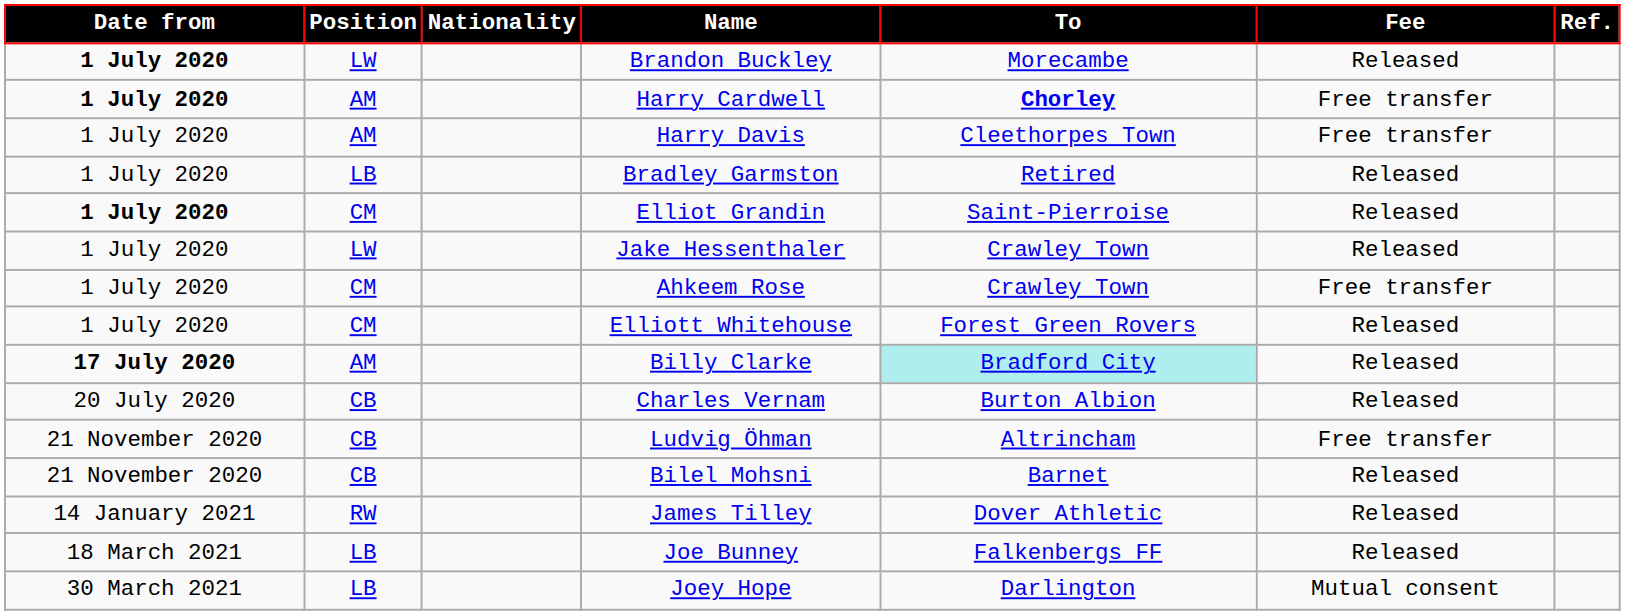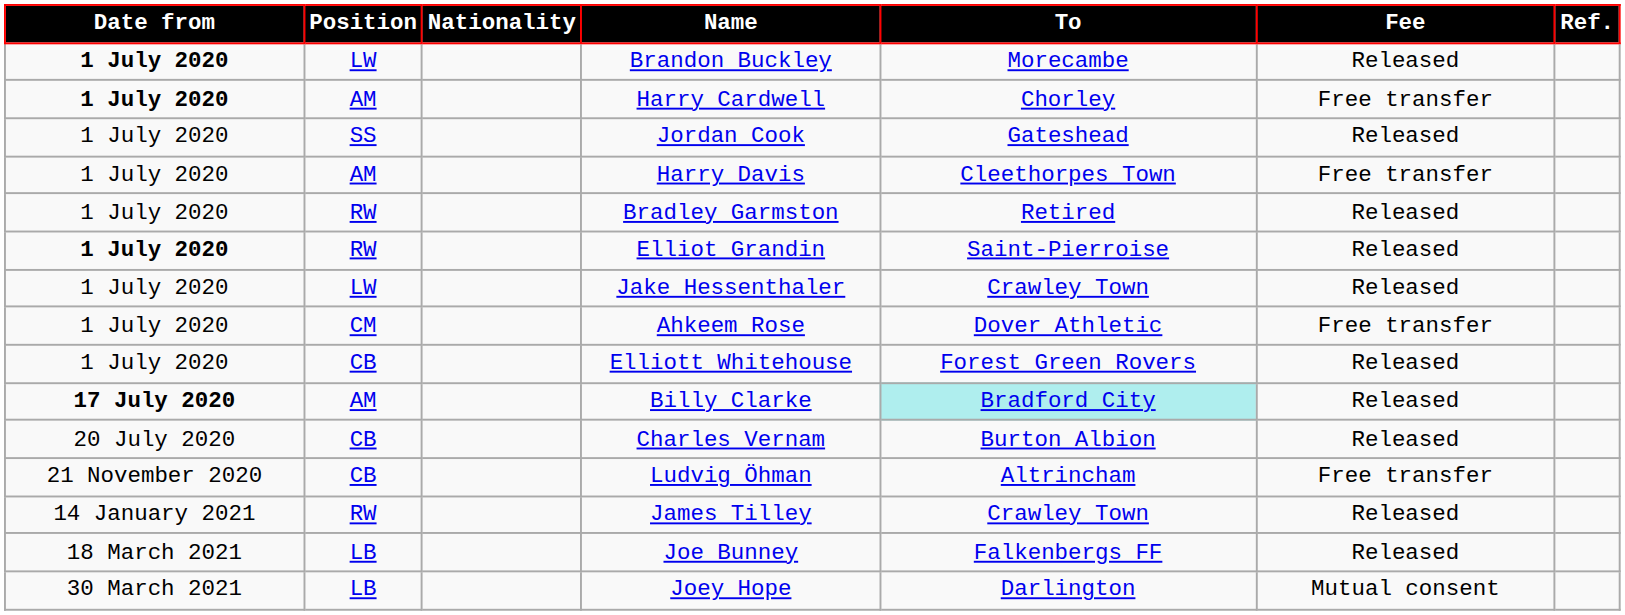(1068, 99) bold -> (1068, 99) normal
+ row: (731, 137)
(363, 174) LB -> (363, 212) RW
(363, 212) CM -> (363, 250) RW
(1068, 288) Crawley Town -> (1068, 325) Dover Athletic
(363, 325) CM -> (363, 363) CB
- row: (731, 476)
(1068, 514) Dover Athletic -> (1068, 514) Crawley Town
